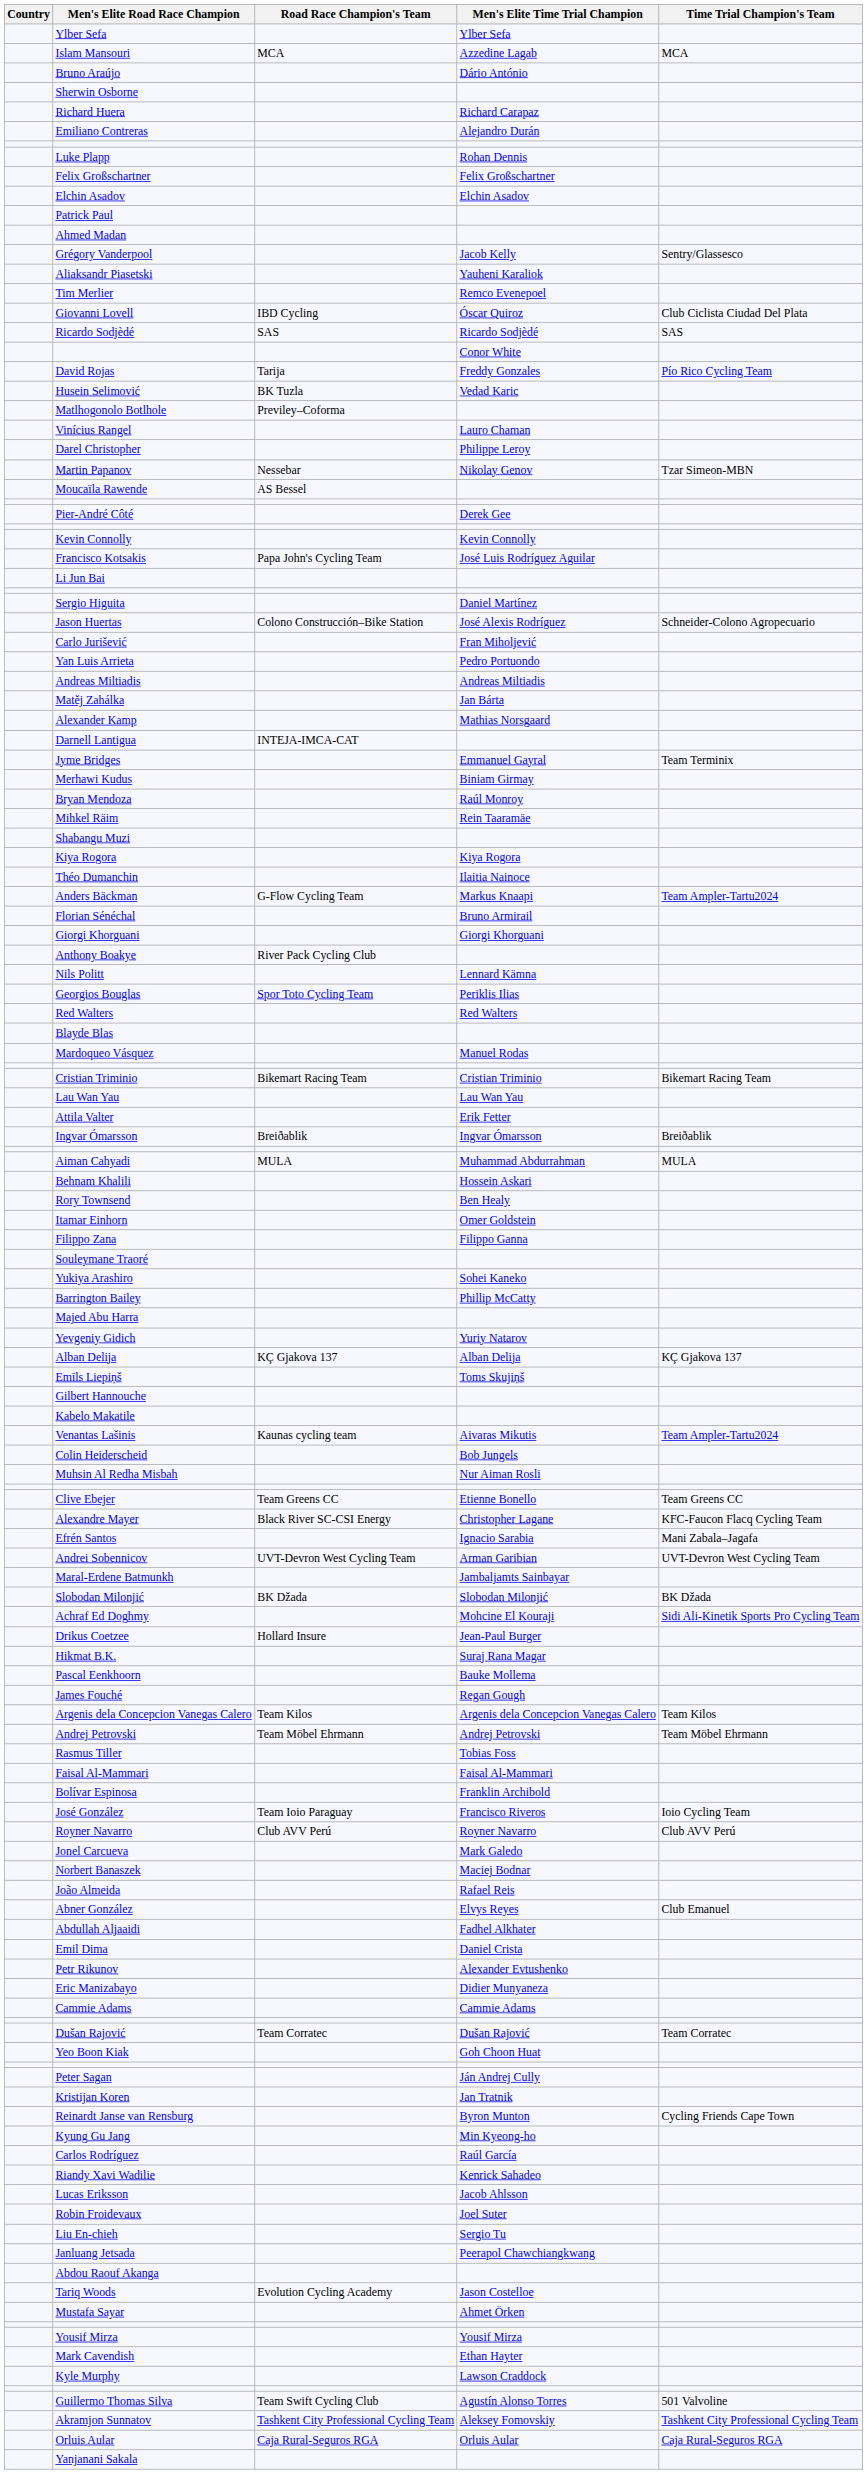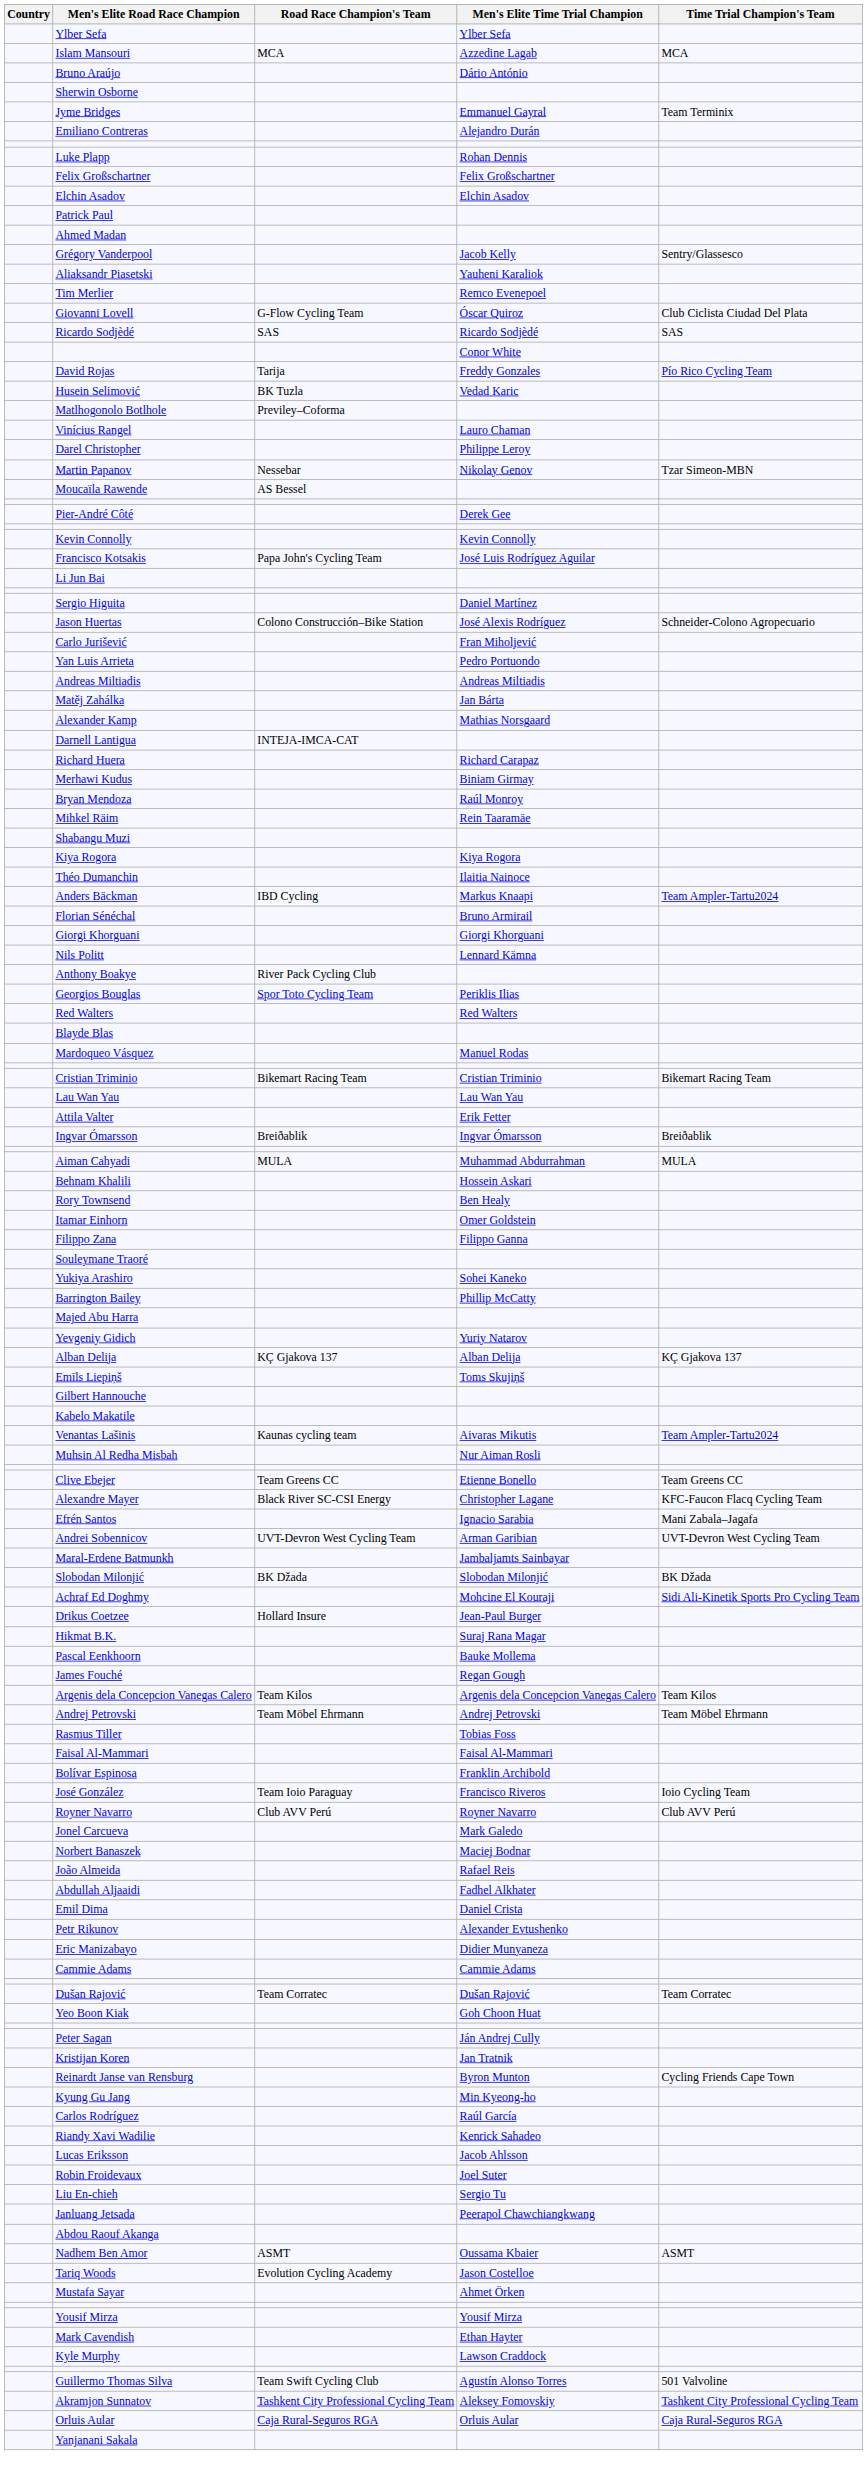rows swapped: (88, 759) <-> (90, 112)
(288, 313) IBD Cycling -> (310, 313) G-Flow Cycling Team
(310, 896) G-Flow Cycling Team -> (288, 896) IBD Cycling
rows swapped: (80, 974) <-> (96, 955)
- row: (101, 1455)
- row: (94, 1910)
+ row: (102, 2253)
